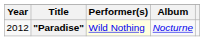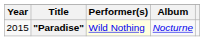(18, 28) 2012 -> (18, 28) 2015
